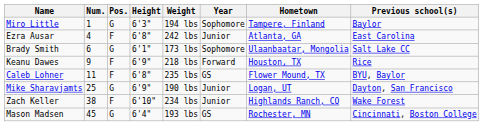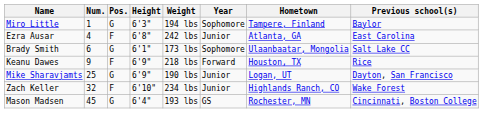- row: (35, 75)
(91, 101) 38 -> (91, 88) 32
